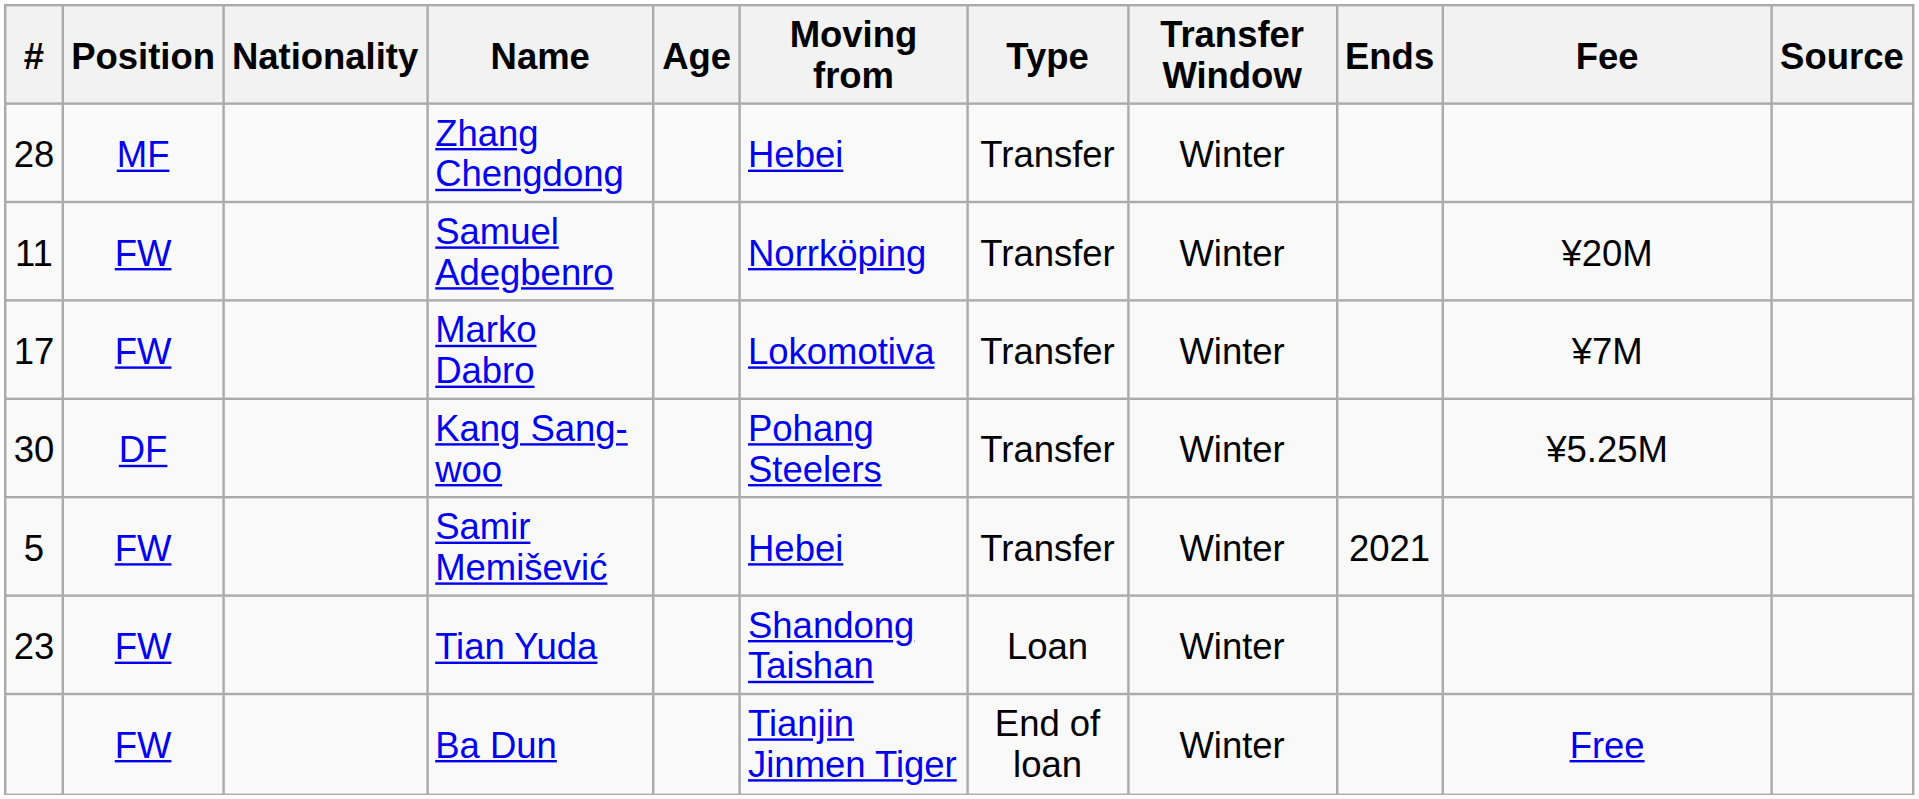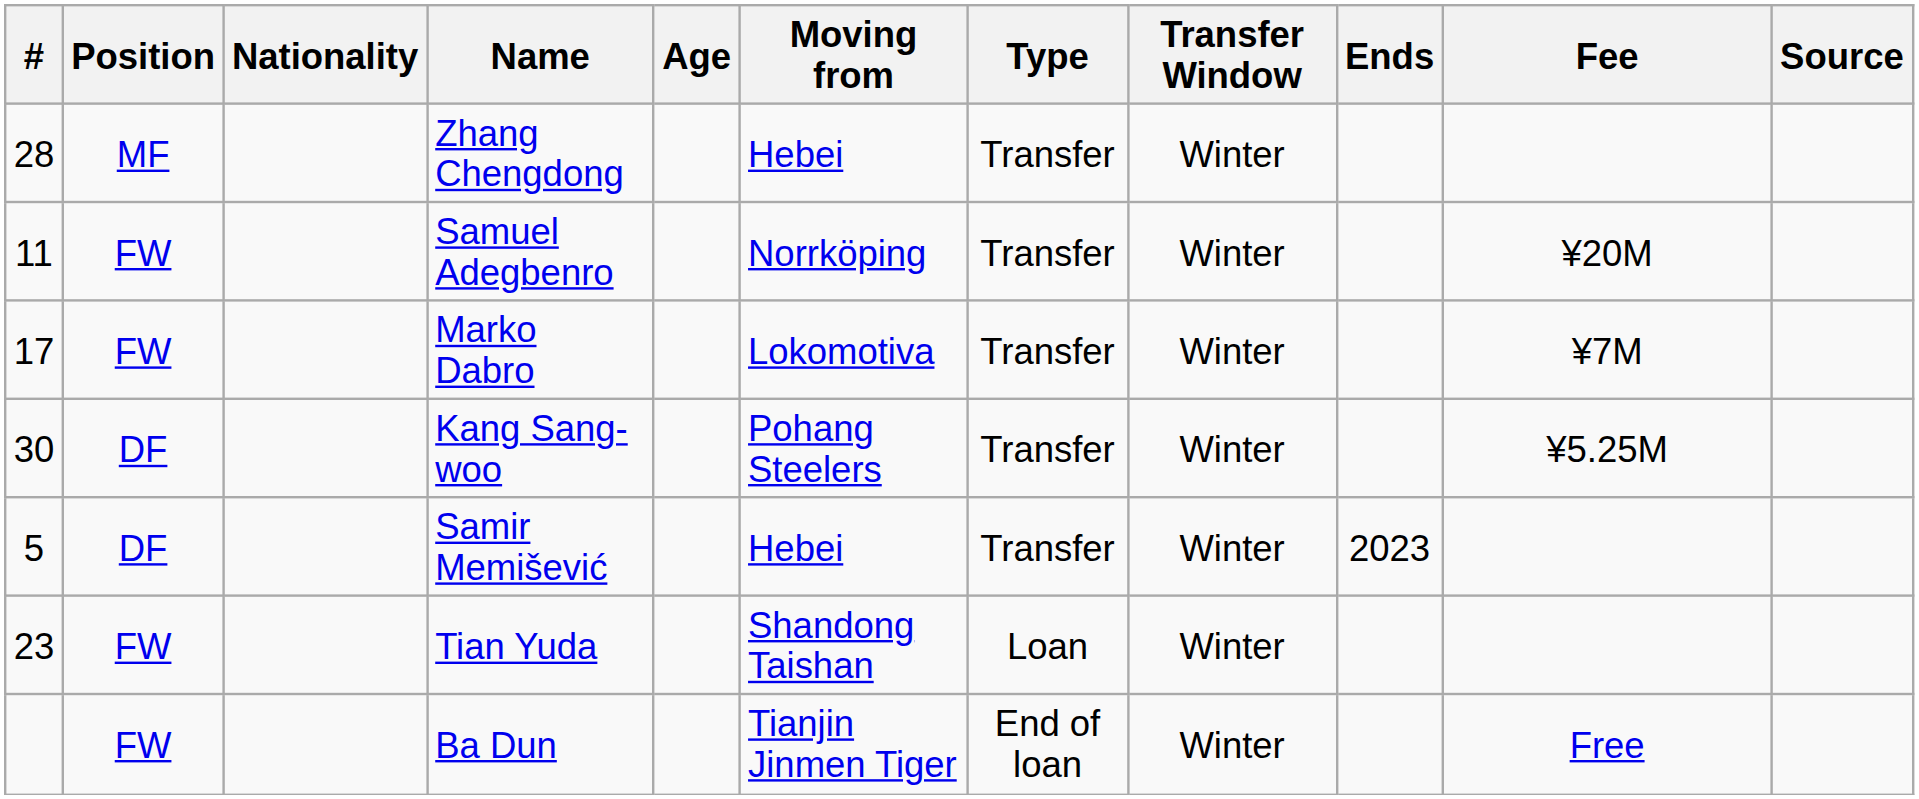(143, 547) FW -> (143, 547) DF
(1390, 547) 2021 -> (1390, 547) 2023
